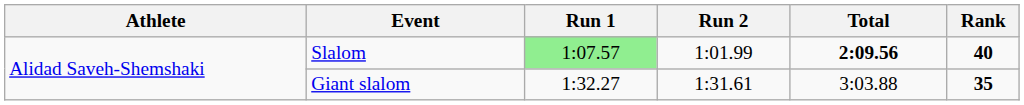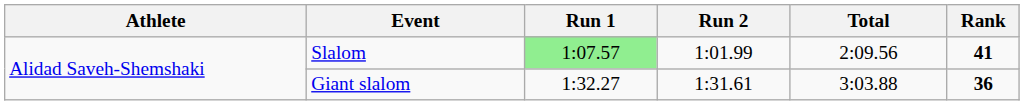(868, 52) bold -> (868, 52) normal
(983, 52) 40 -> (983, 52) 41
(983, 84) 35 -> (983, 84) 36
